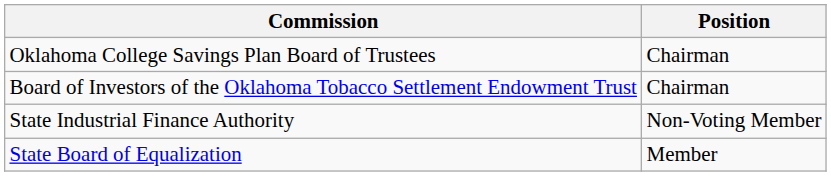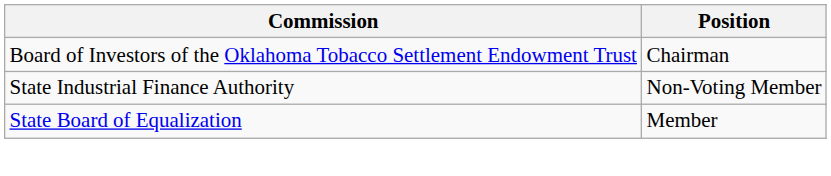- row: (223, 54)
